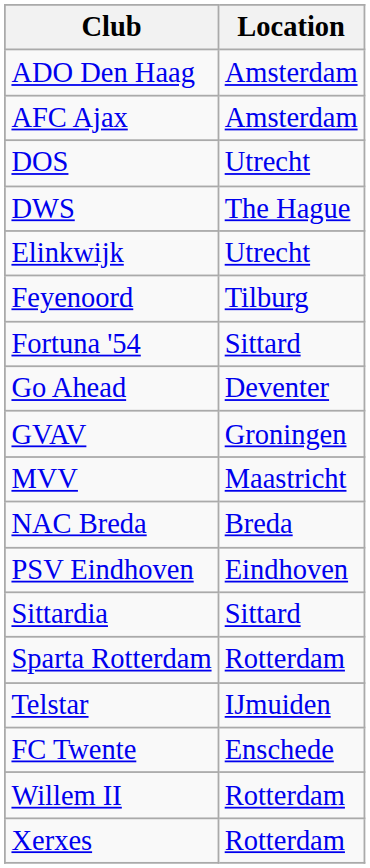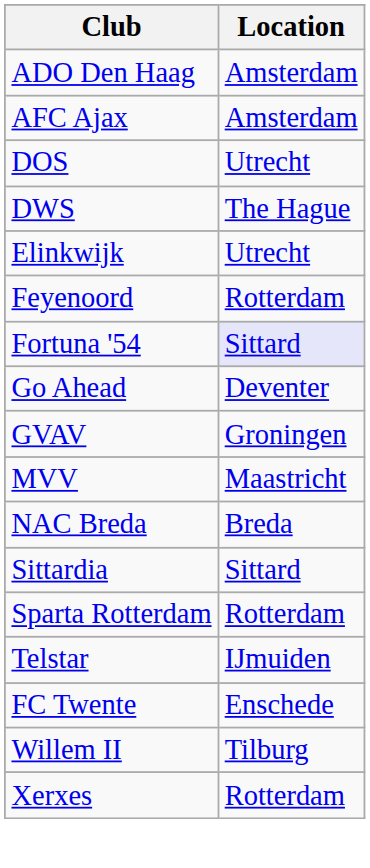(267, 298) Tilburg -> (285, 298) Rotterdam
(263, 343) no background -> (263, 343) lavender background
- row: (103, 569)
(285, 794) Rotterdam -> (267, 749) Tilburg
